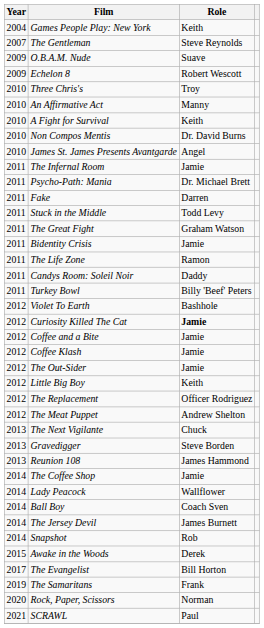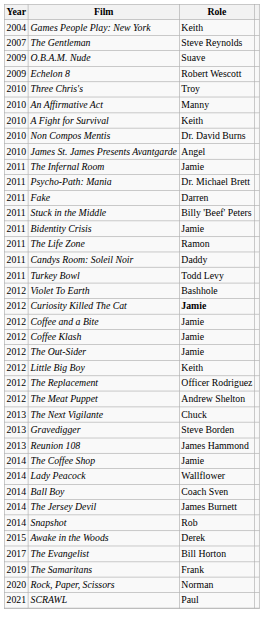(203, 213) Todd Levy -> (216, 213) Billy 'Beef' Peters
- row: (62, 228)
(216, 290) Billy 'Beef' Peters -> (203, 275) Todd Levy
